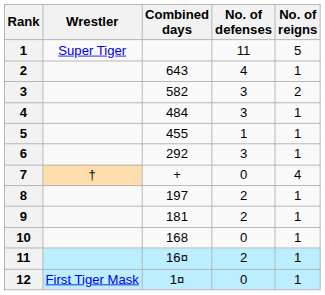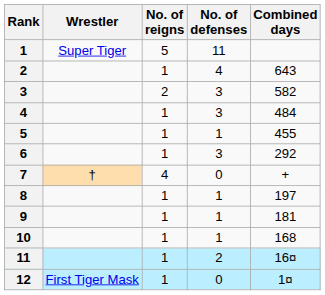columns swapped: (298, 22) <-> (177, 22)
(244, 196) 2 -> (219, 196) 1
(244, 216) 2 -> (219, 216) 1
(244, 237) 0 -> (219, 237) 1
